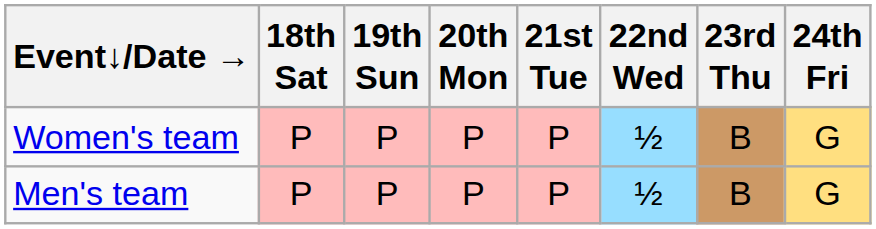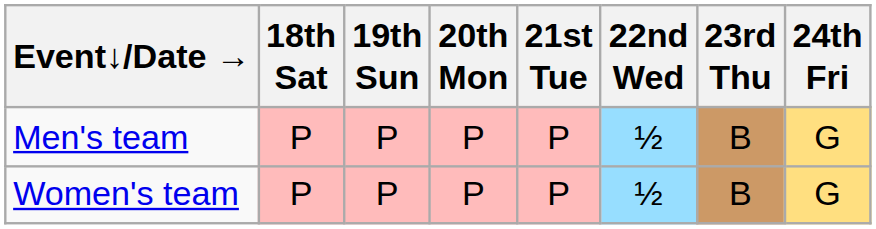rows swapped: (101, 194) <-> (126, 136)
